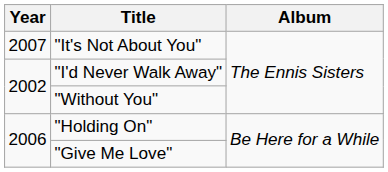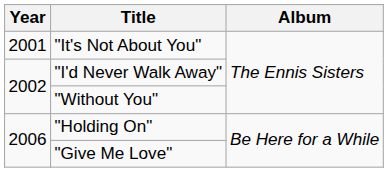(28, 45) 2007 -> (28, 45) 2001
